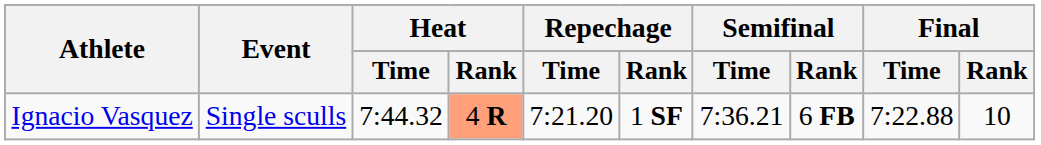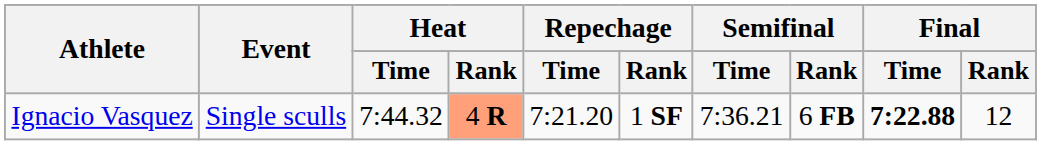(912, 116) normal -> (913, 116) bold
(997, 116) 10 -> (998, 116) 12
